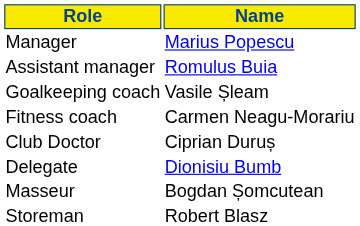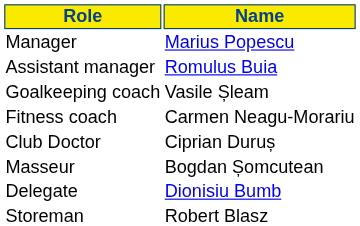rows swapped: (40, 191) <-> (42, 166)
